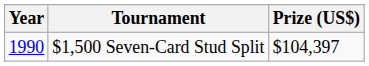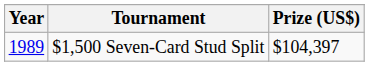(26, 46) 1990 -> (26, 46) 1989
